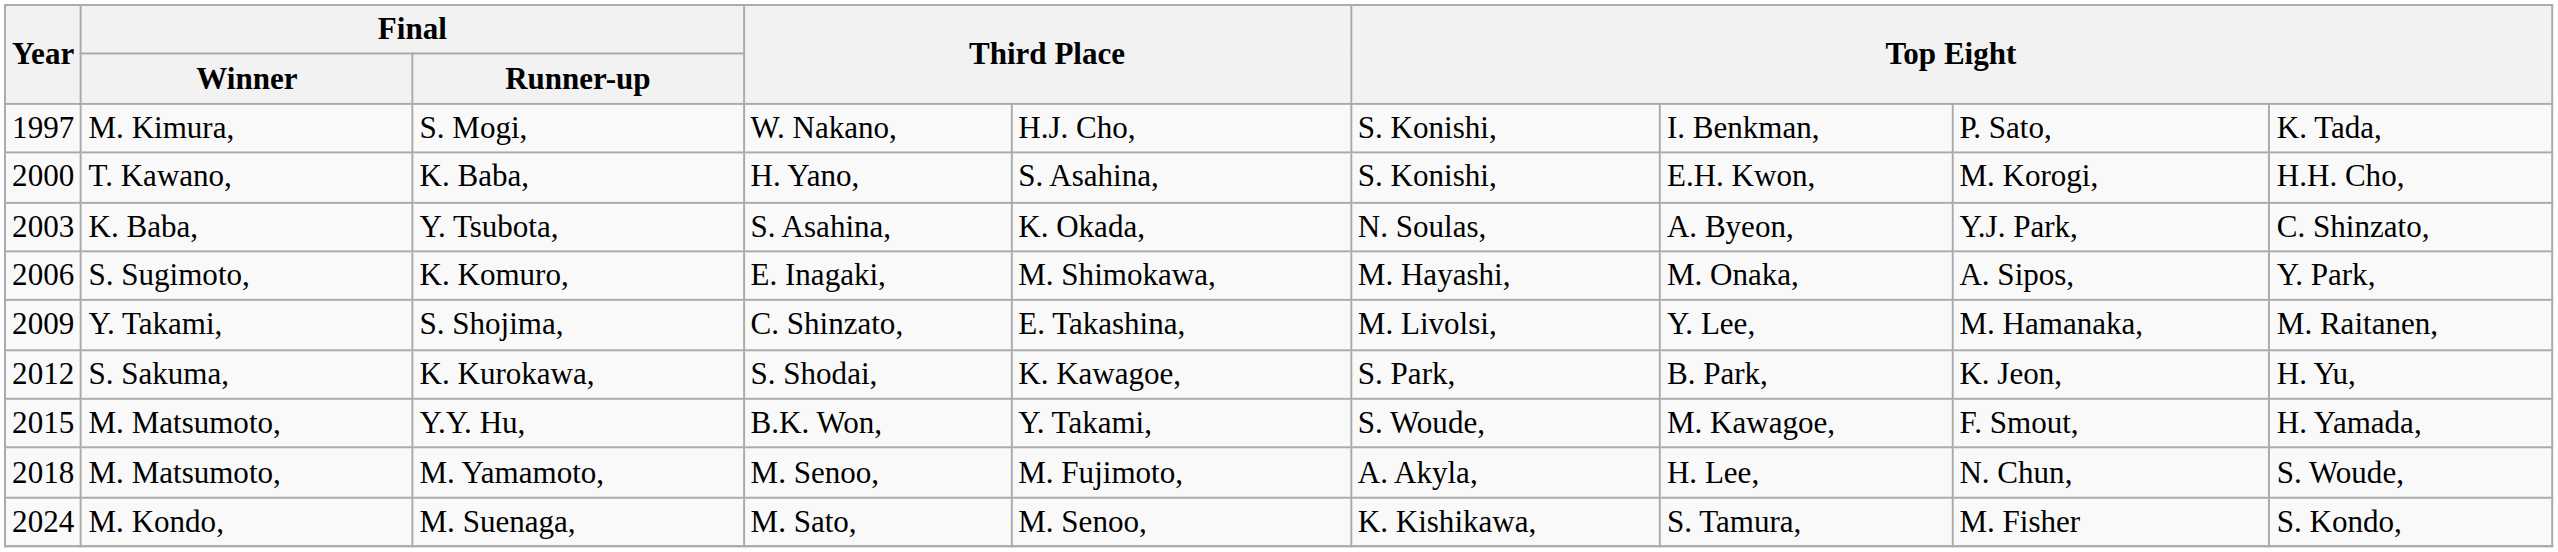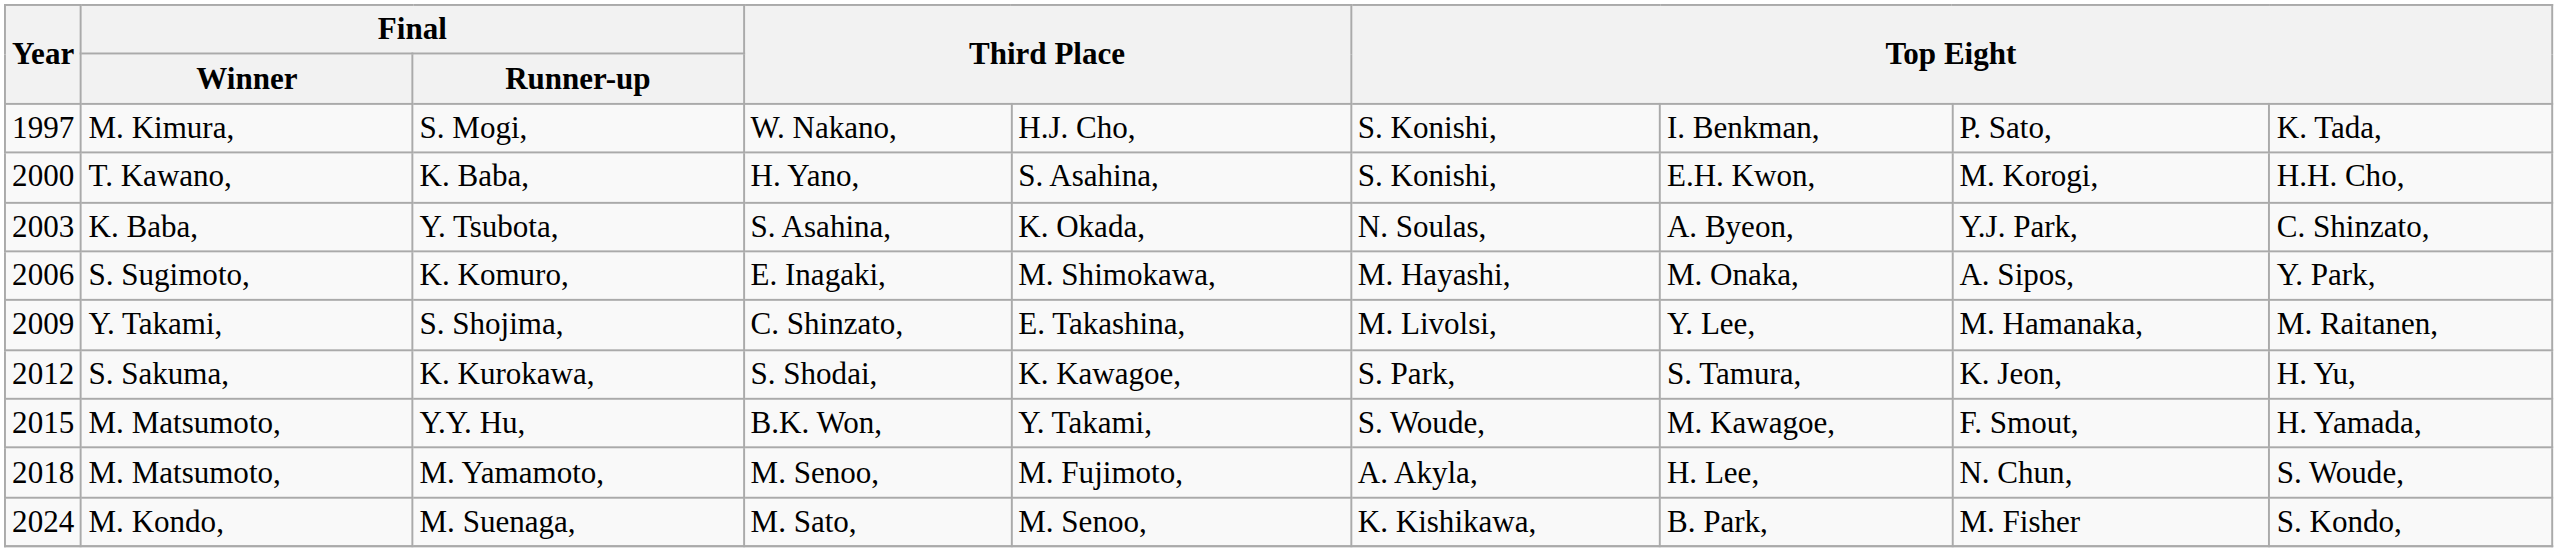(1717, 373) B. Park, -> (1734, 373) S. Tamura,
(1734, 521) S. Tamura, -> (1717, 521) B. Park,
